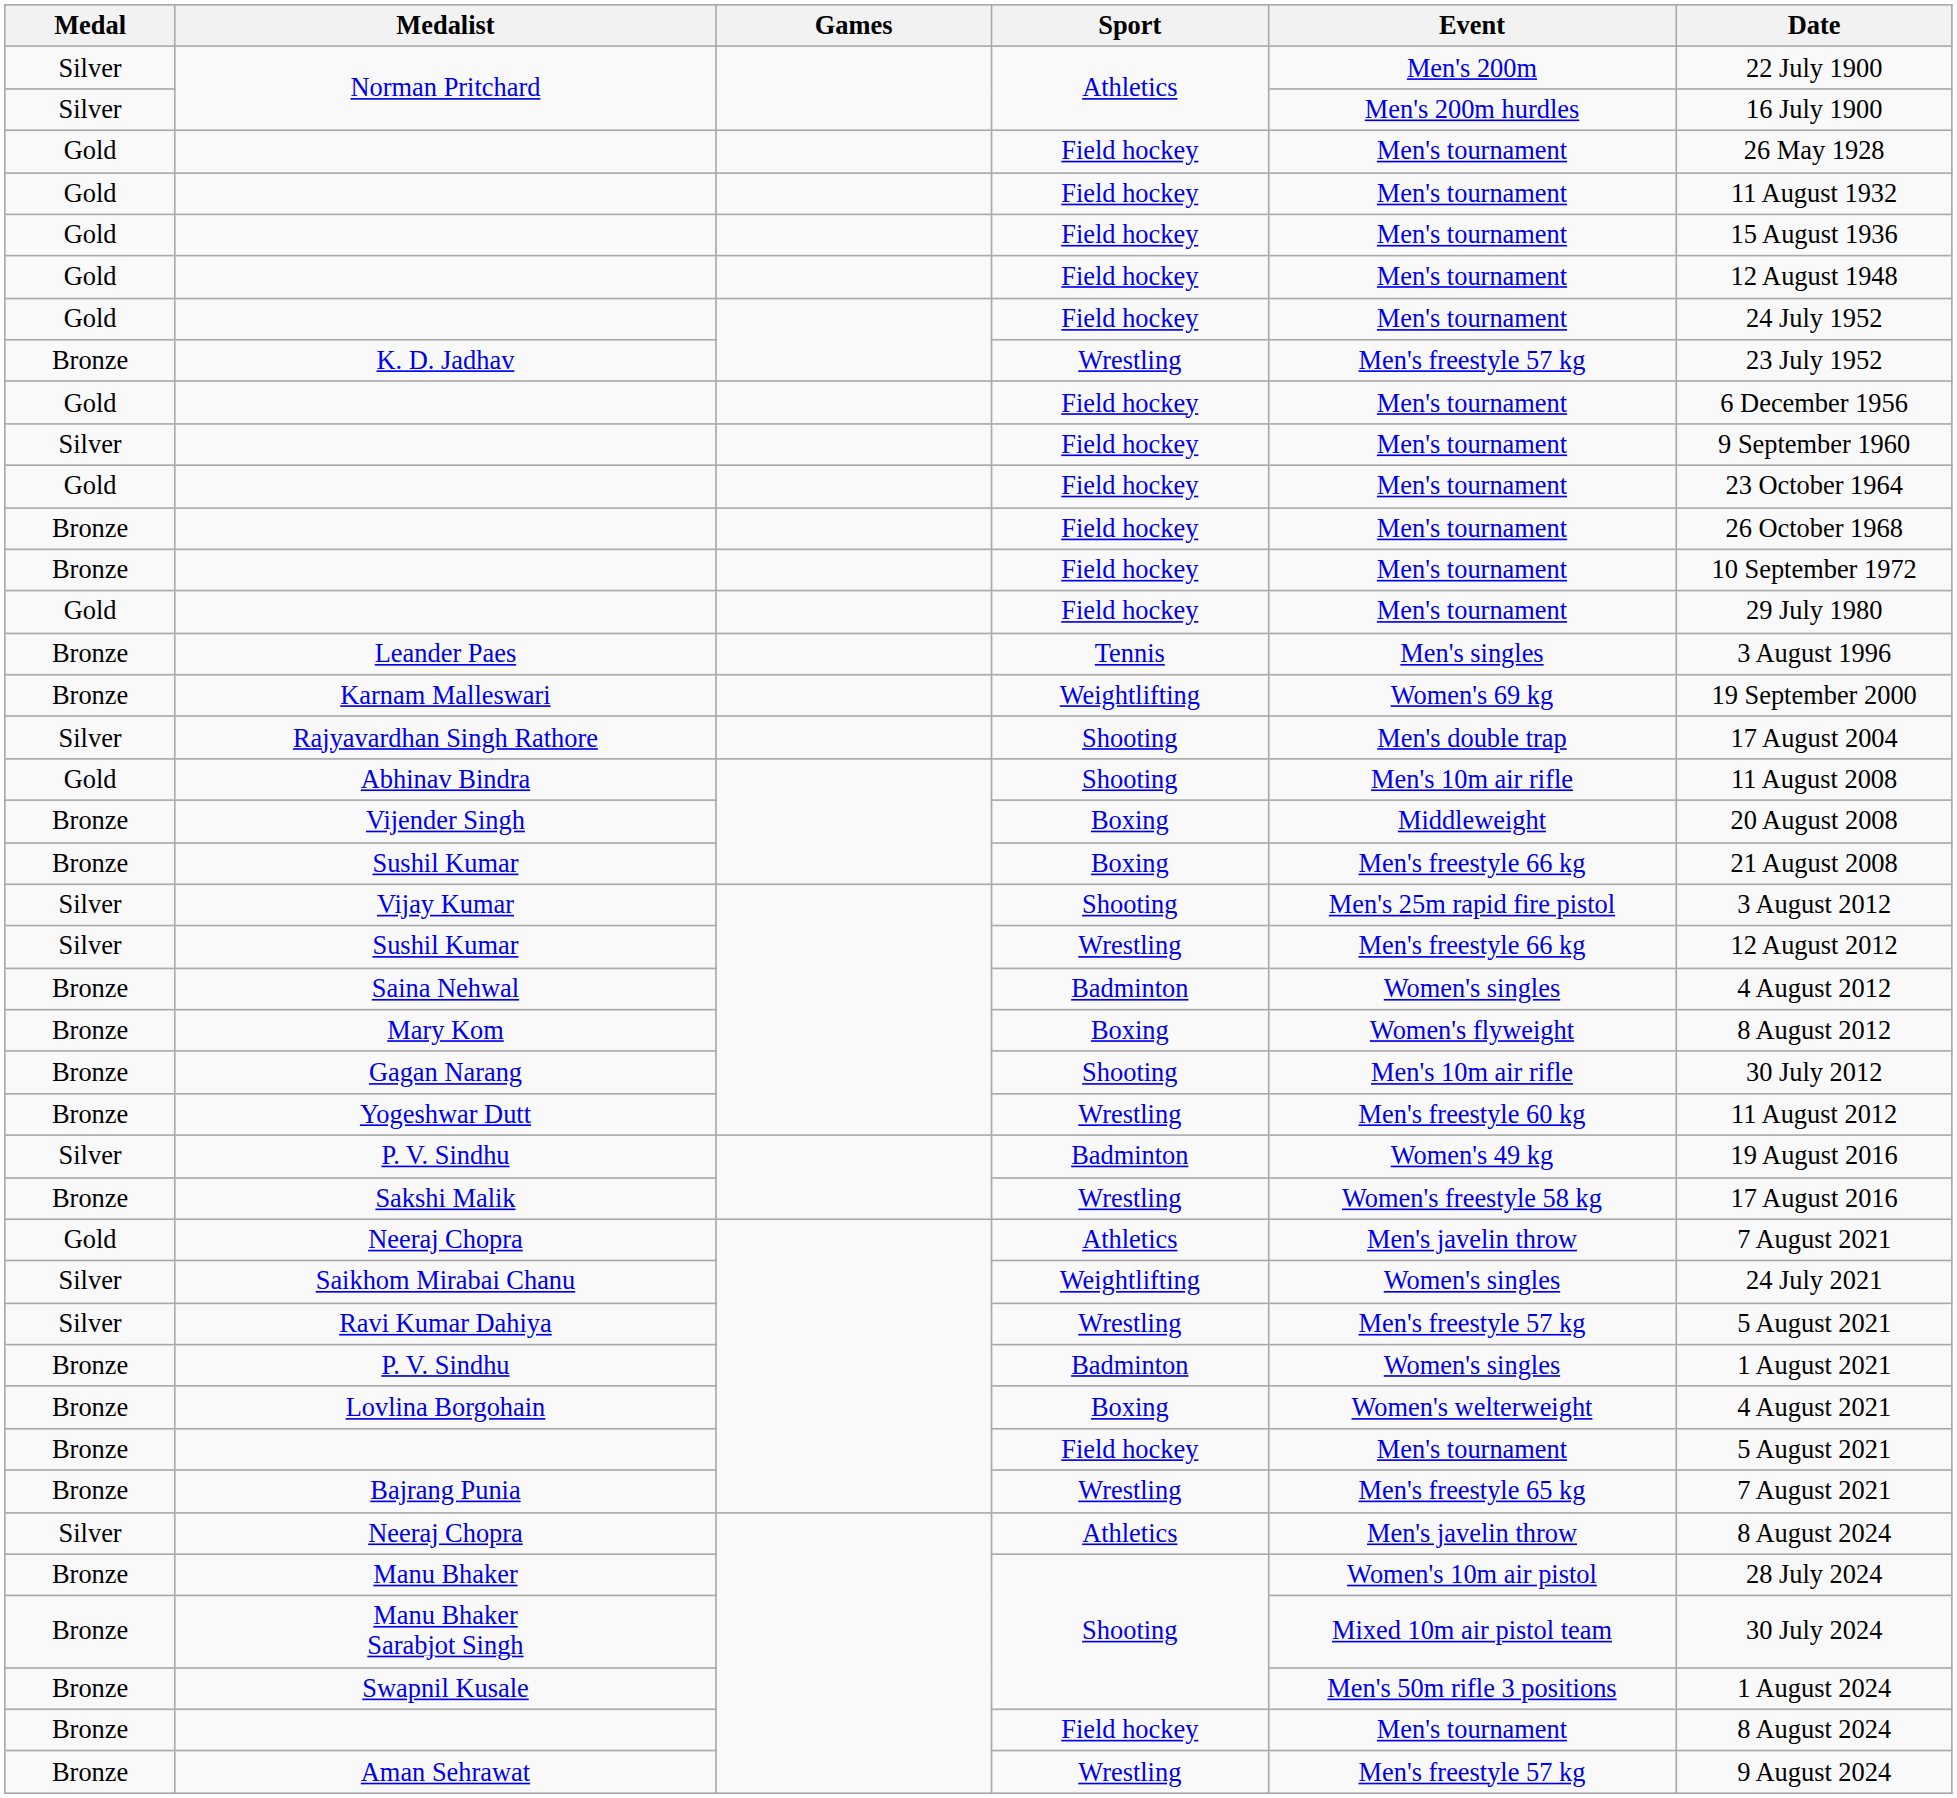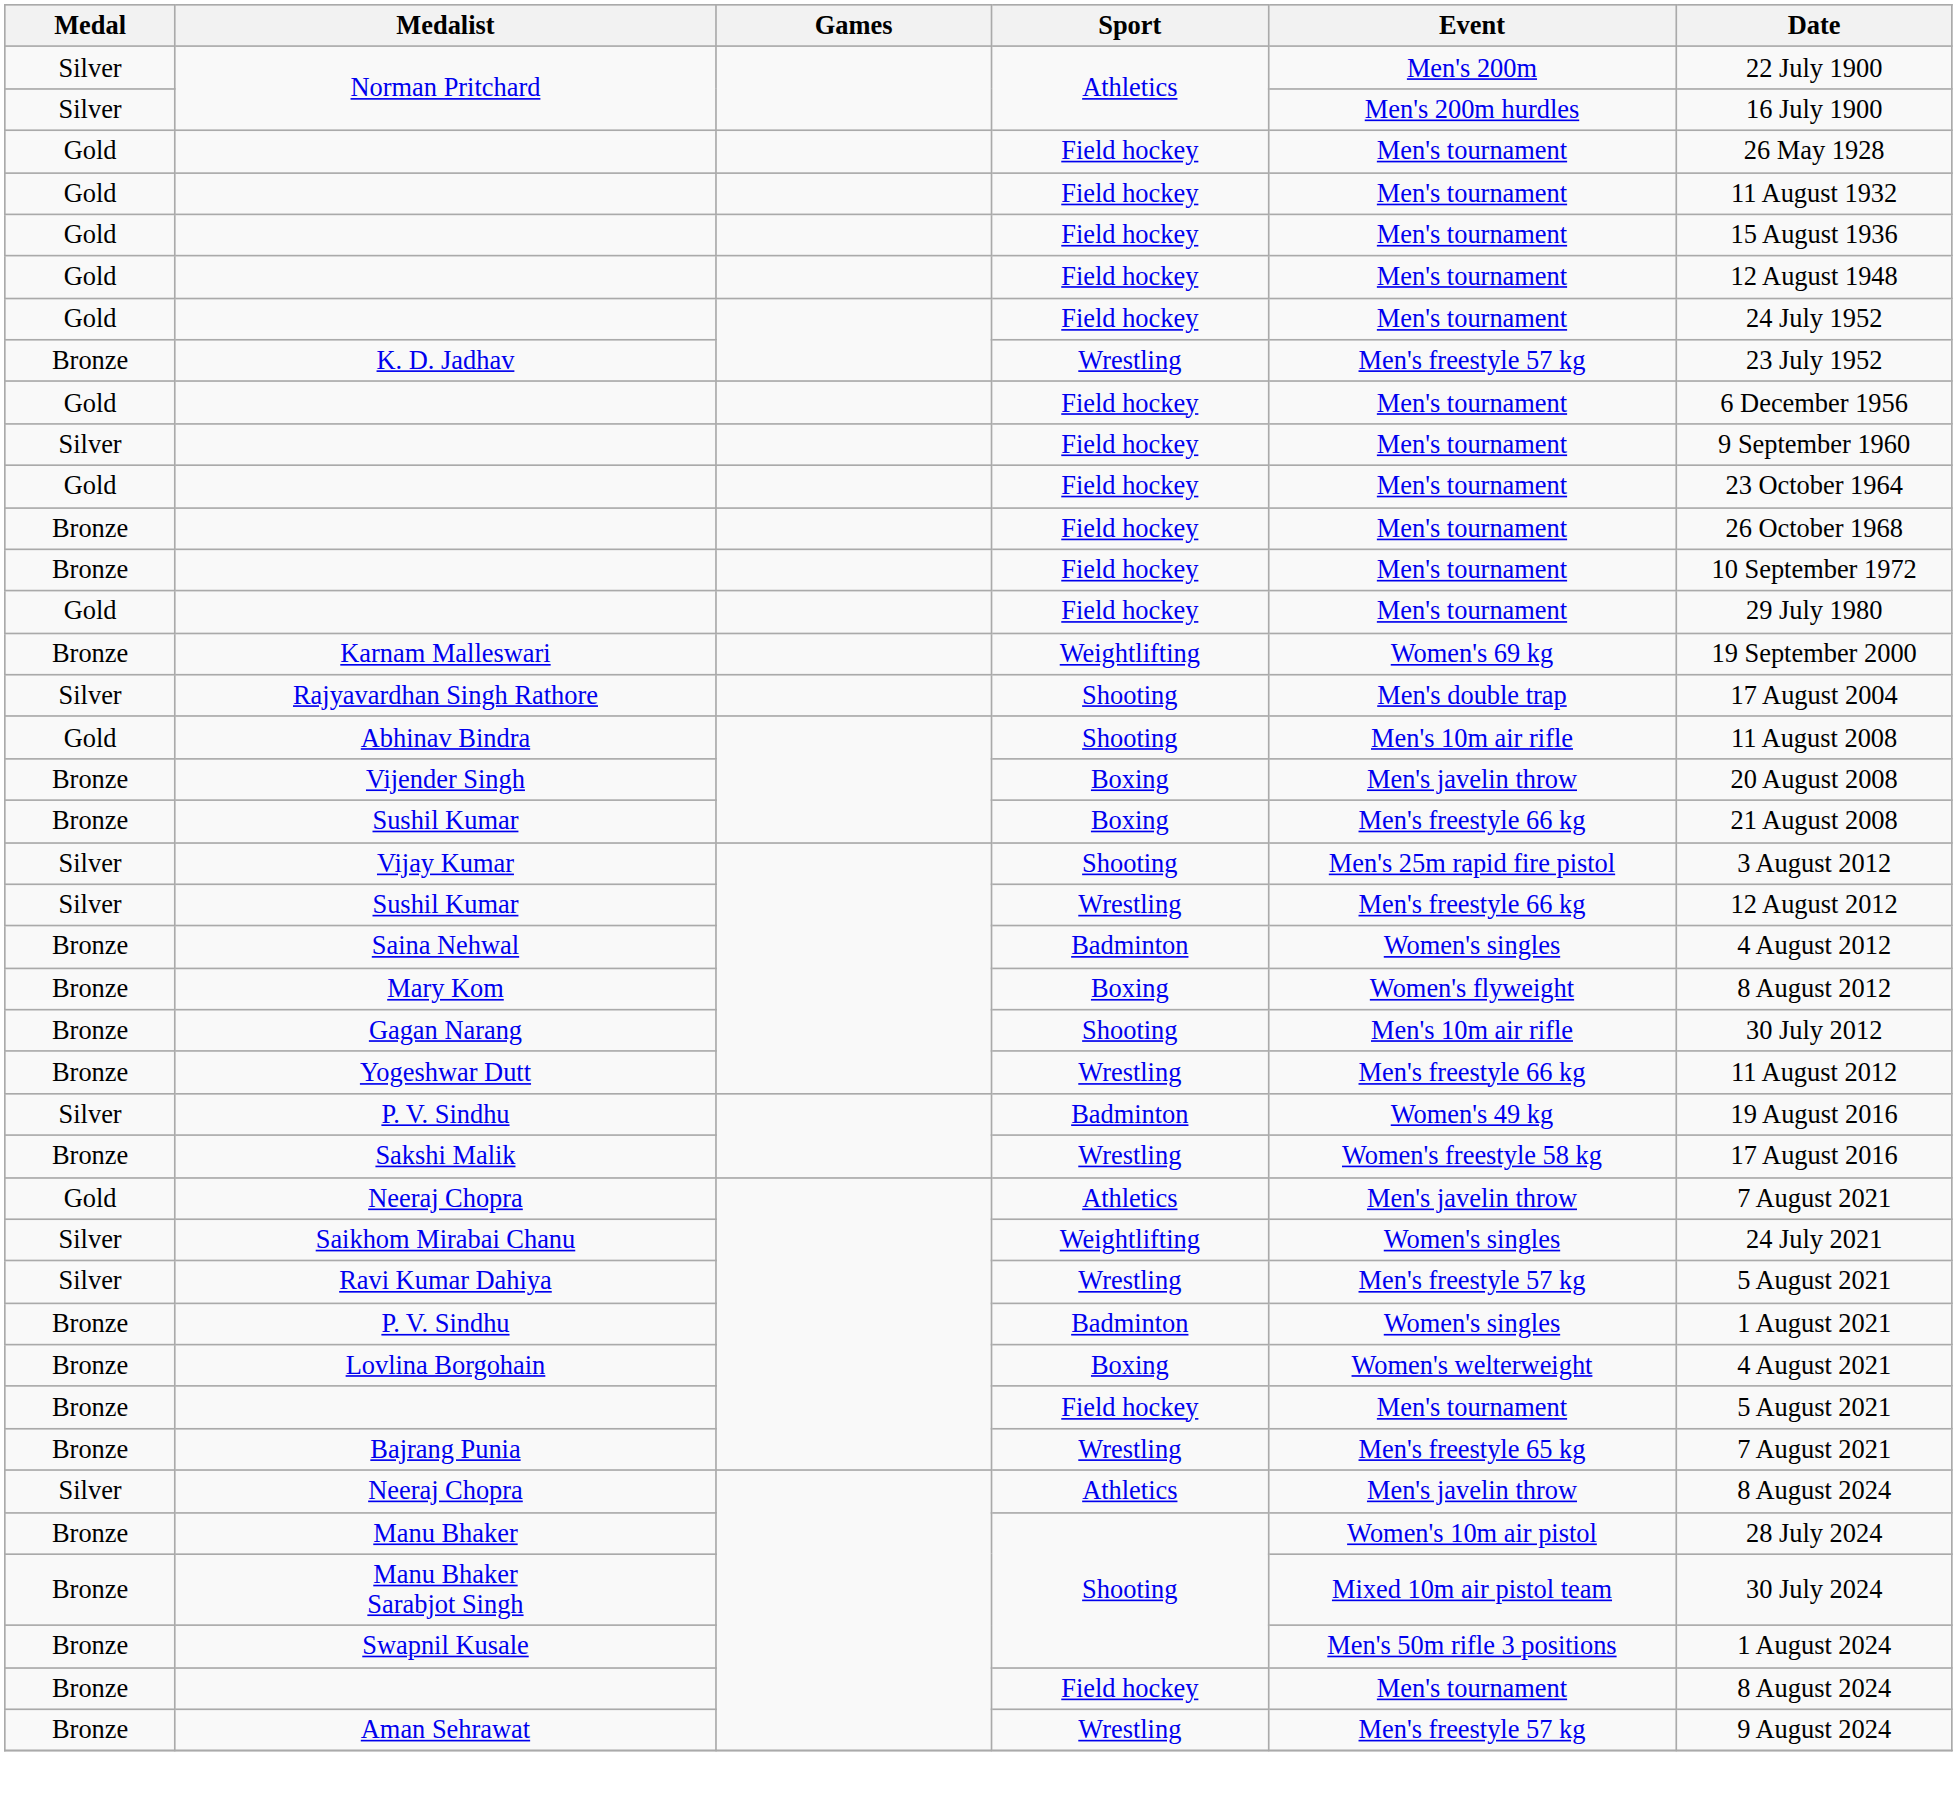- row: (90, 653)
(1472, 820) Middleweight -> (1472, 779) Men's javelin throw
(1472, 1114) Men's freestyle 60 kg -> (1472, 1072) Men's freestyle 66 kg
